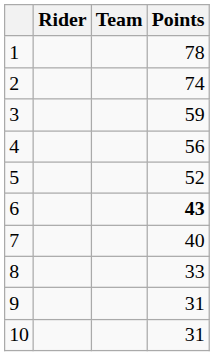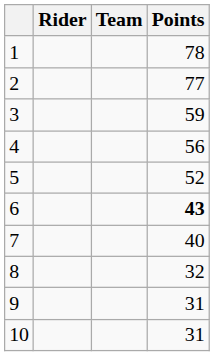(195, 83) 74 -> (195, 83) 77
(195, 271) 33 -> (195, 271) 32
